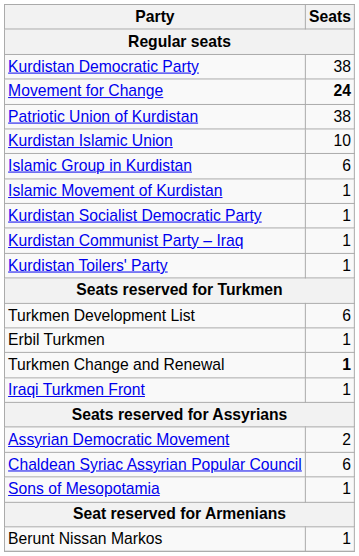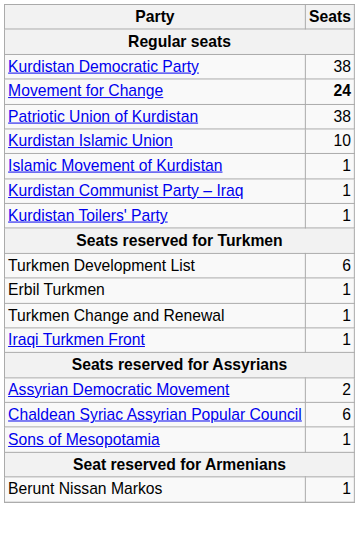- row: (100, 166)
- row: (135, 215)
(347, 365) bold -> (347, 315) normal
